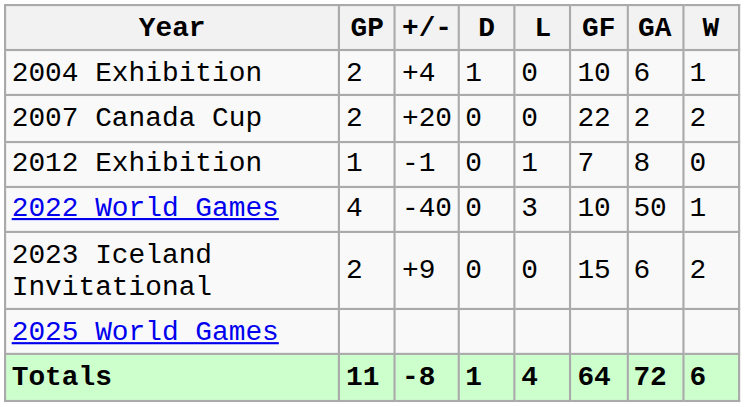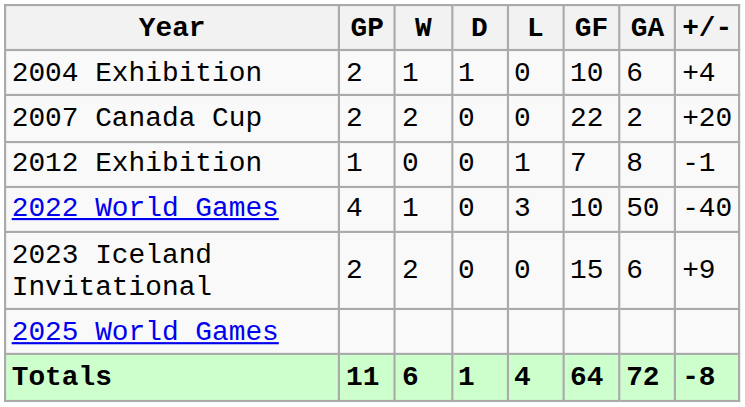columns swapped: (711, 28) <-> (427, 28)
